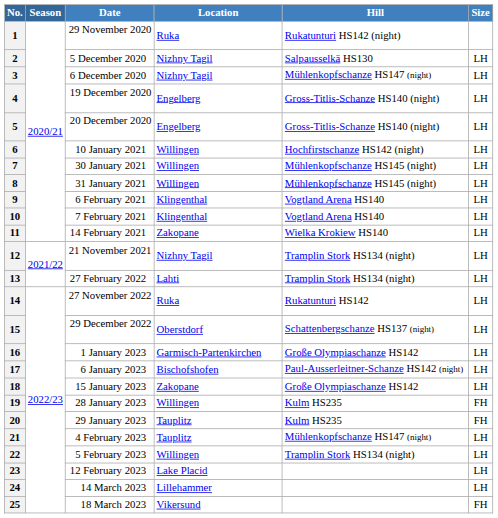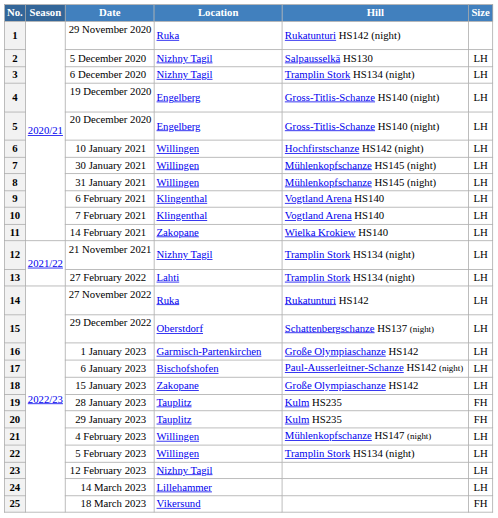(358, 75) Mühlenkopfschanze HS147 (night) -> (350, 75) Tramplin Stork HS134 (night)
(178, 403) Willingen -> (174, 402) Tauplitz
(174, 437) Tauplitz -> (178, 436) Willingen
(182, 471) Lake Placid -> (185, 470) Nizhny Tagil
